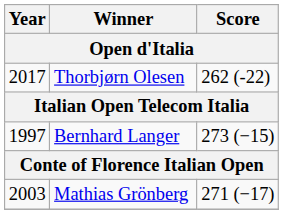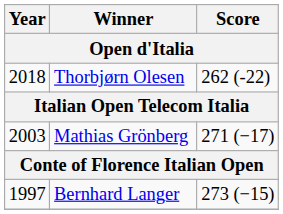(27, 77) 2017 -> (27, 77) 2018
rows swapped: (123, 194) <-> (119, 135)
